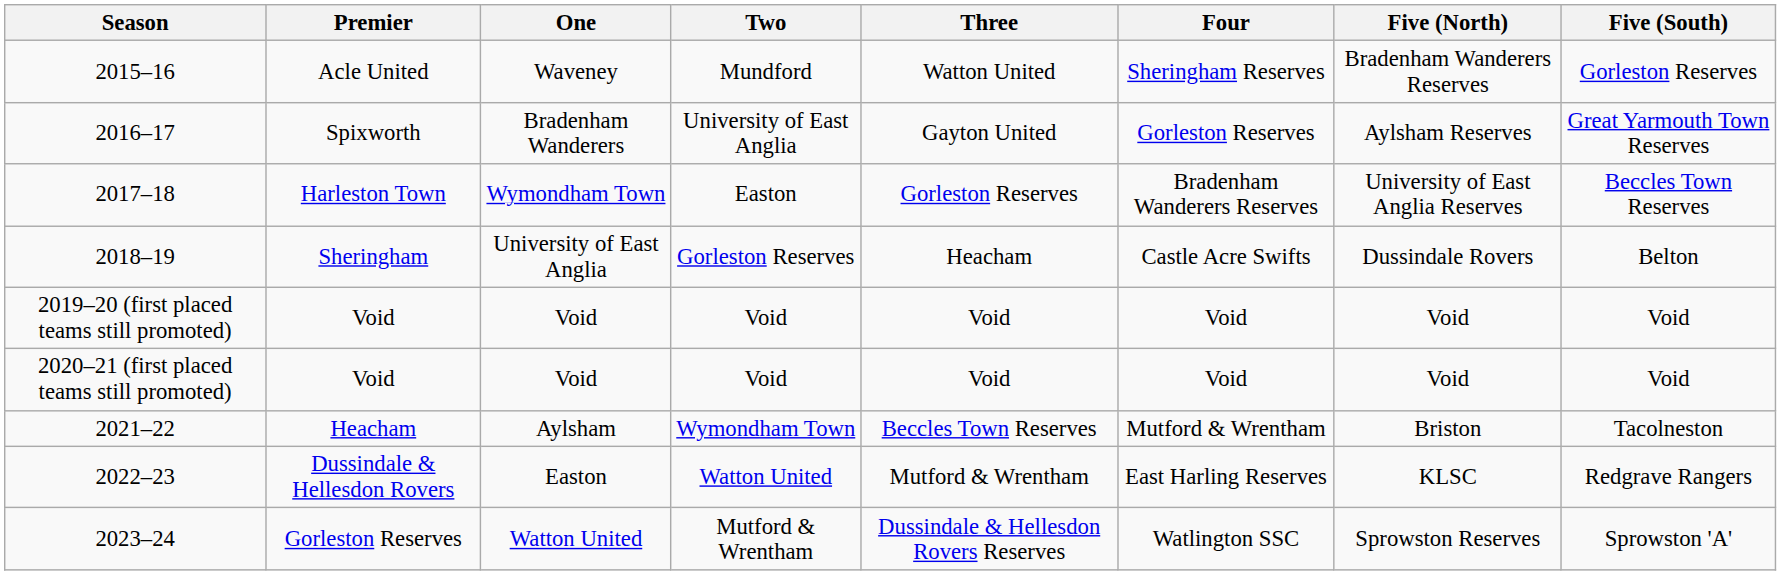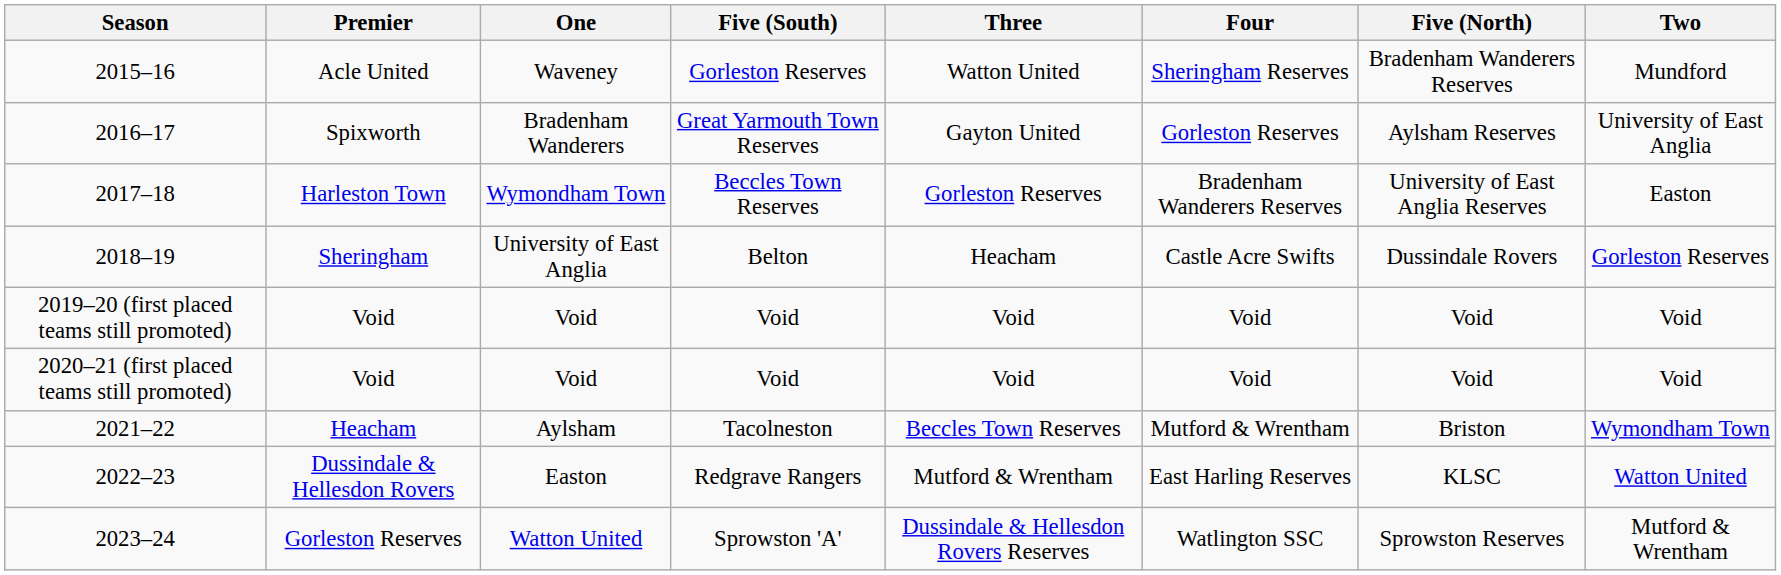columns swapped: (766, 22) <-> (1668, 22)
